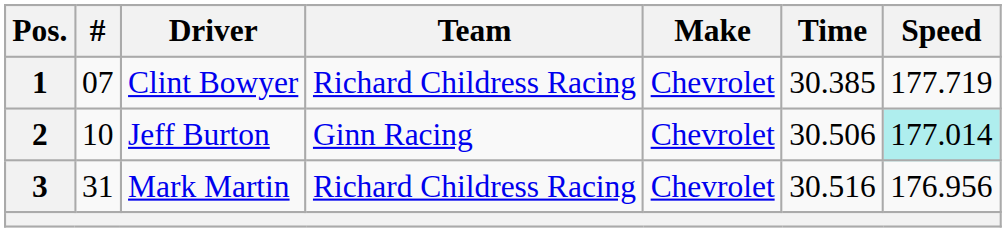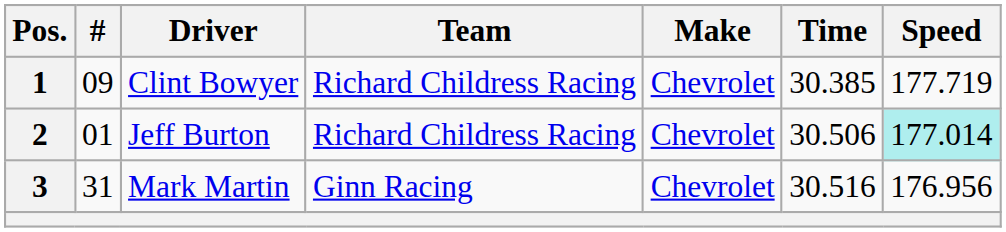(98, 82) 07 -> (98, 82) 09
(98, 134) 10 -> (98, 134) 01
(393, 134) Ginn Racing -> (474, 134) Richard Childress Racing
(474, 186) Richard Childress Racing -> (393, 186) Ginn Racing
